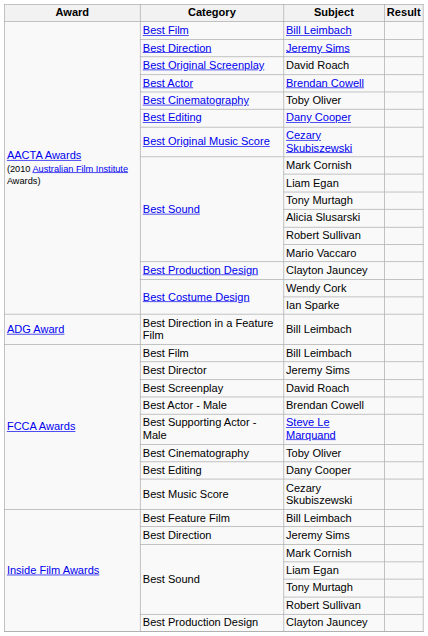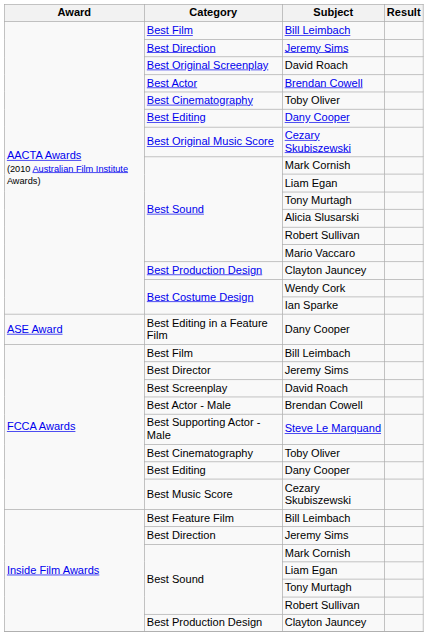- row: (208, 329)
+ row: (207, 329)
